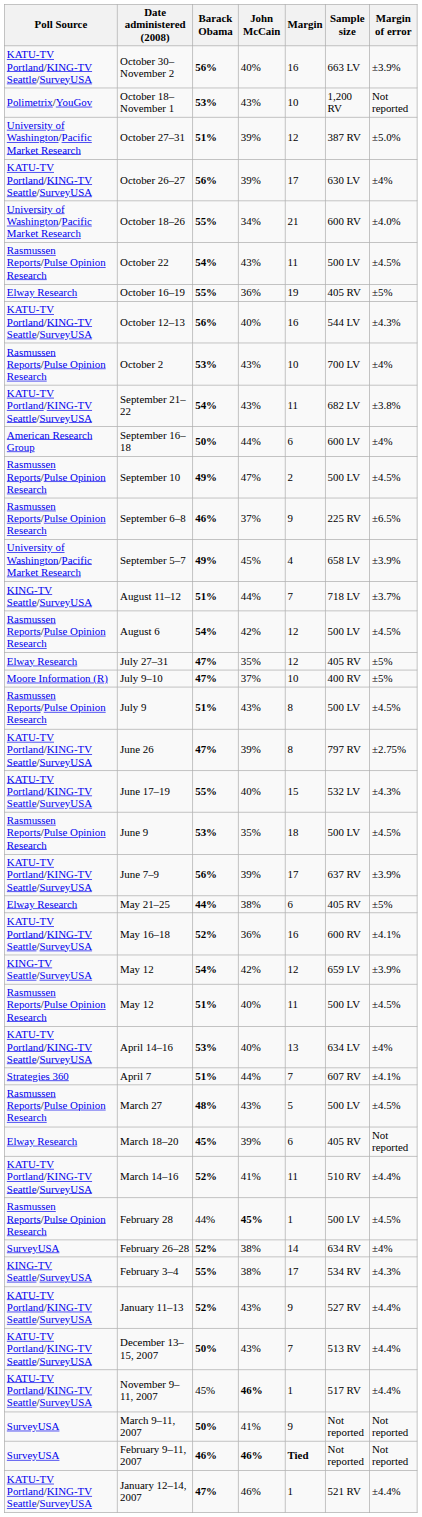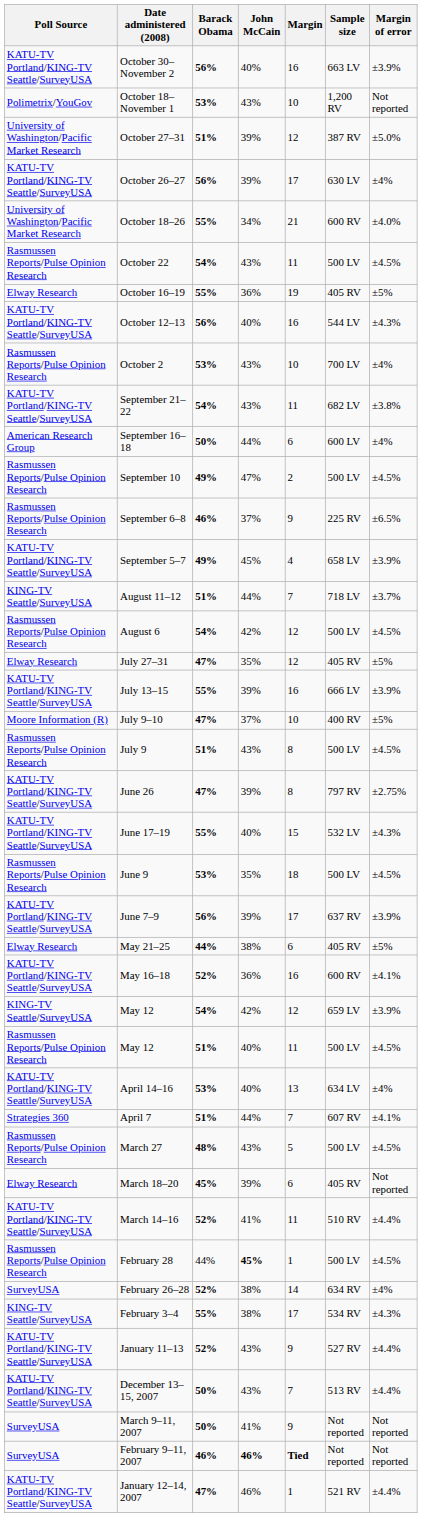(49, 560) University of Washington/Pacific Market Research -> (49, 560) KATU-TV Portland/KING-TV Seattle/SurveyUSA
+ row: (144, 690)
- row: (150, 1390)
